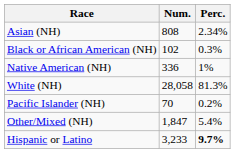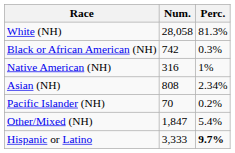rows swapped: (34, 85) <-> (34, 31)
(170, 49) 102 -> (170, 49) 742
(170, 67) 336 -> (170, 67) 316
(175, 139) 3,233 -> (175, 139) 3,333
